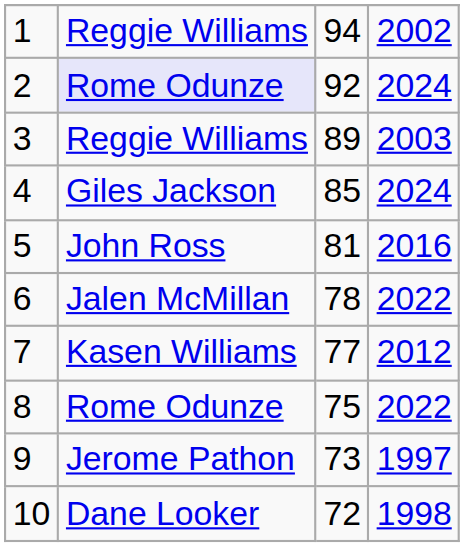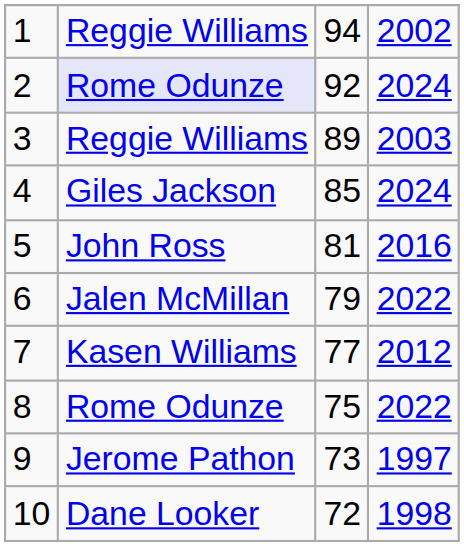(342, 298) 78 -> (342, 298) 79
